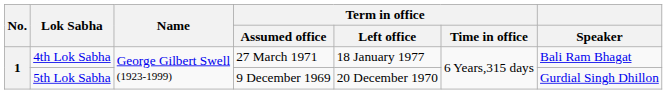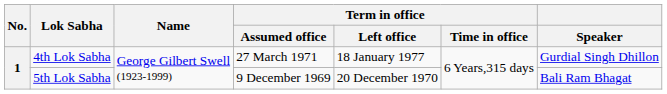(586, 57) Bali Ram Bhagat -> (599, 57) Gurdial Singh Dhillon
(599, 78) Gurdial Singh Dhillon -> (586, 78) Bali Ram Bhagat
